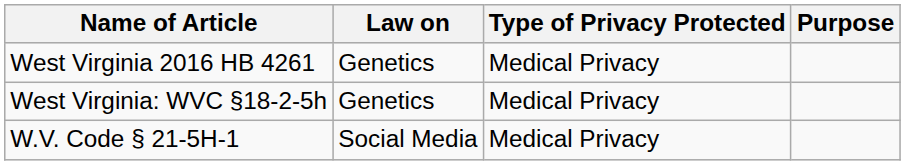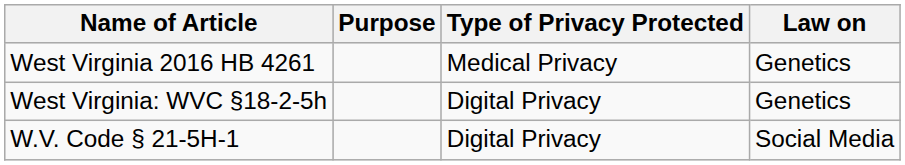columns swapped: (846, 23) <-> (408, 23)
(574, 100) Medical Privacy -> (524, 100) Digital Privacy
(574, 139) Medical Privacy -> (524, 139) Digital Privacy
